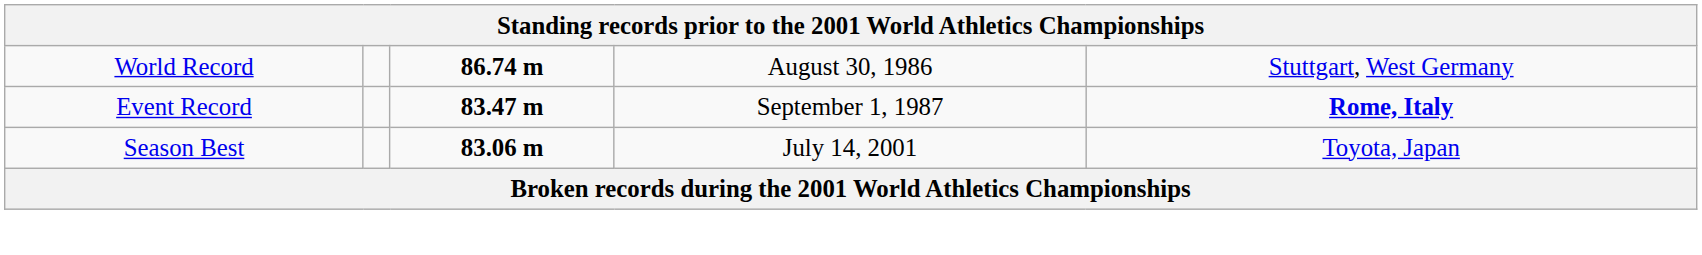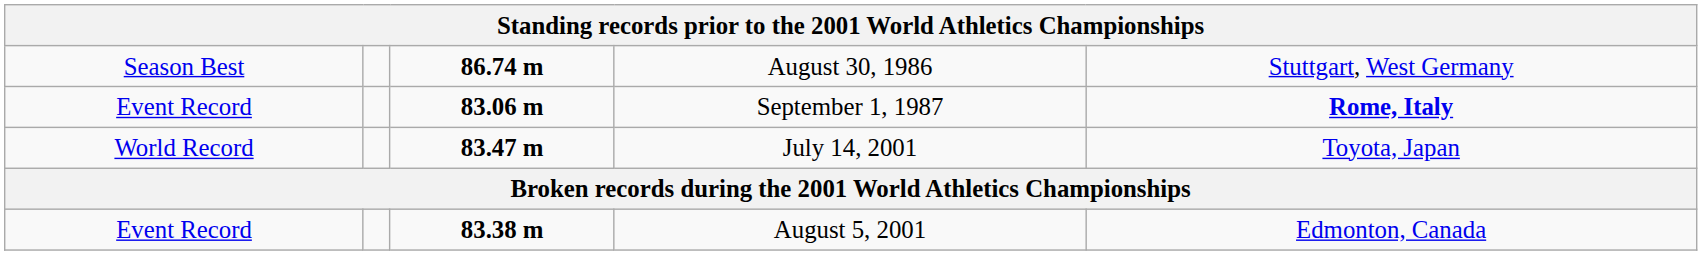(184, 65) World Record -> (184, 65) Season Best
(502, 106) 83.47 m -> (502, 106) 83.06 m
(184, 147) Season Best -> (184, 147) World Record
(502, 147) 83.06 m -> (502, 147) 83.47 m
+ row: (850, 229)
